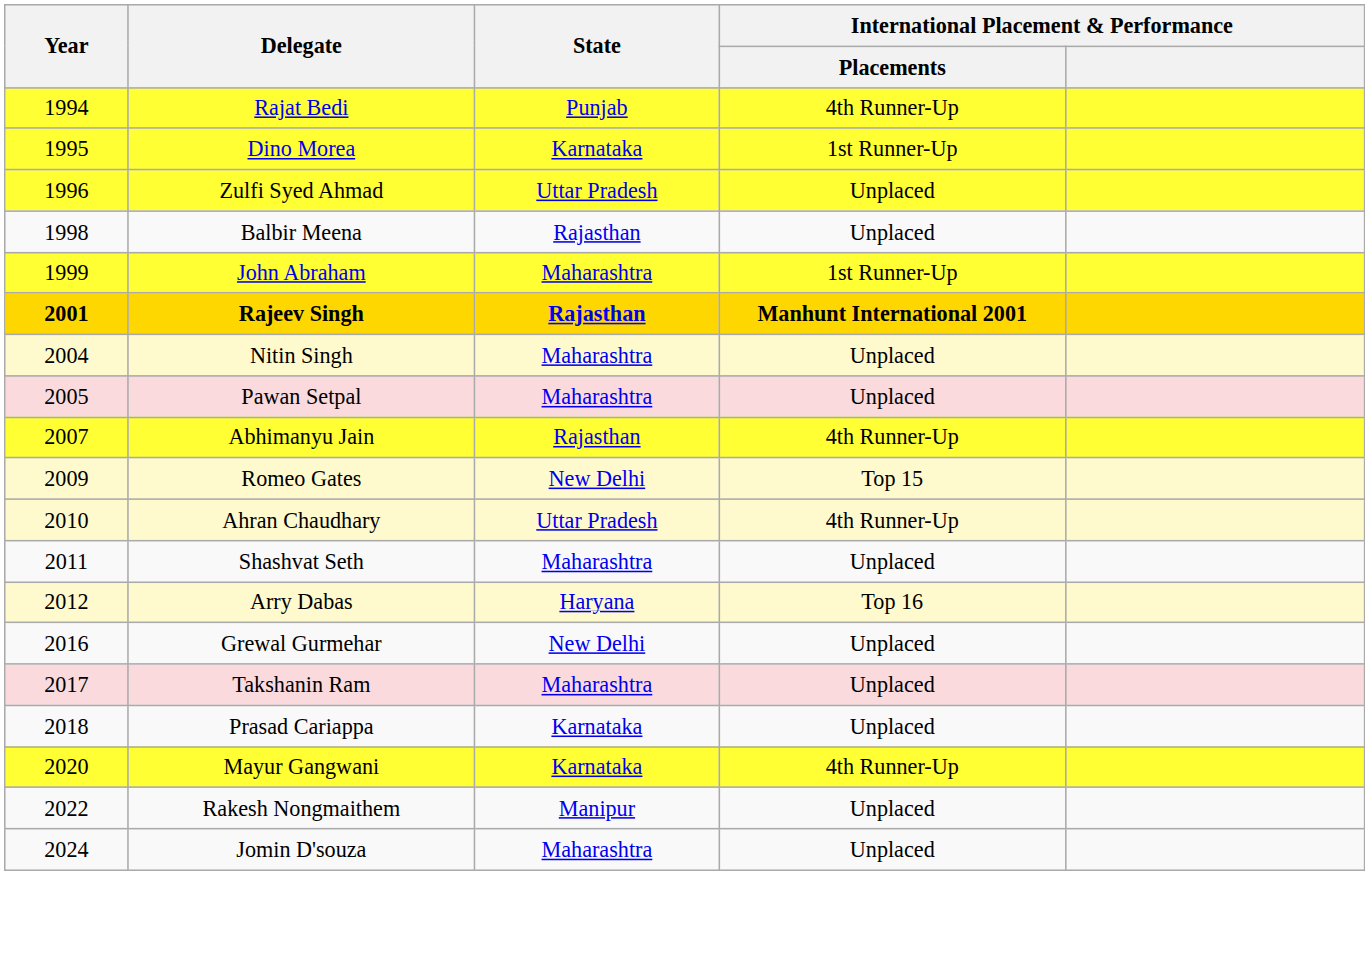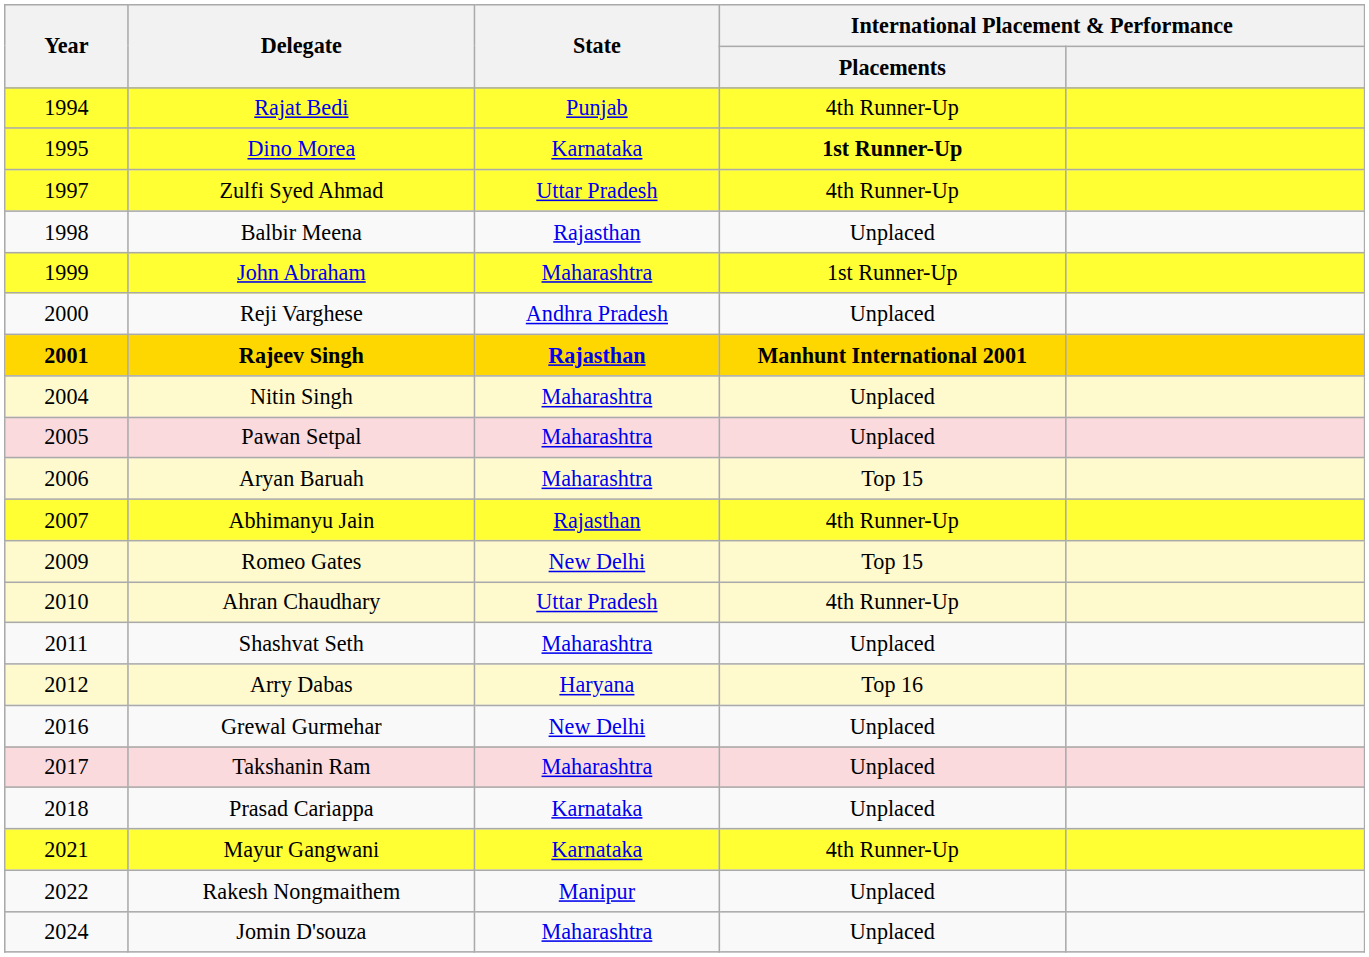(892, 149) normal -> (892, 149) bold
(66, 191) 1996 -> (66, 191) 1997
(892, 191) Unplaced -> (892, 191) 4th Runner-Up
+ row: (301, 314)
+ row: (301, 479)
(66, 767) 2020 -> (66, 850) 2021
